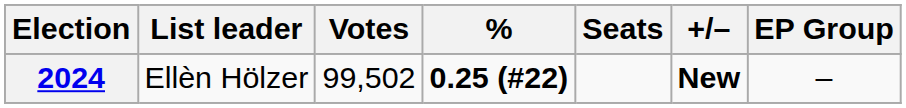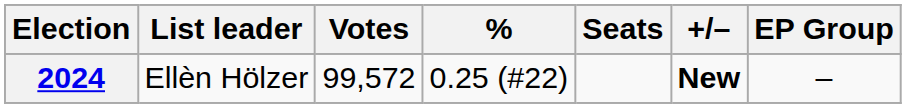(369, 78) 99,502 -> (369, 78) 99,572
(499, 78) bold -> (499, 78) normal
